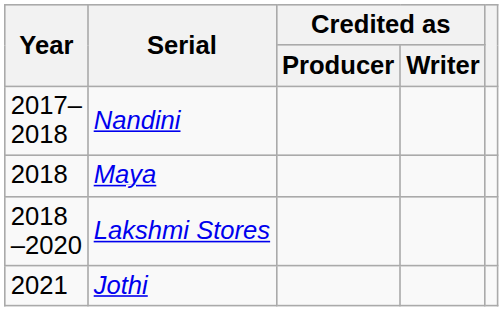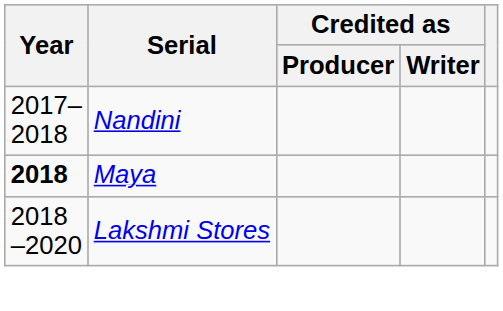(39, 175) normal -> (39, 175) bold
- row: (121, 285)
